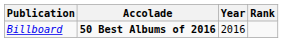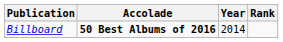(233, 30) 2016 -> (233, 30) 2014
